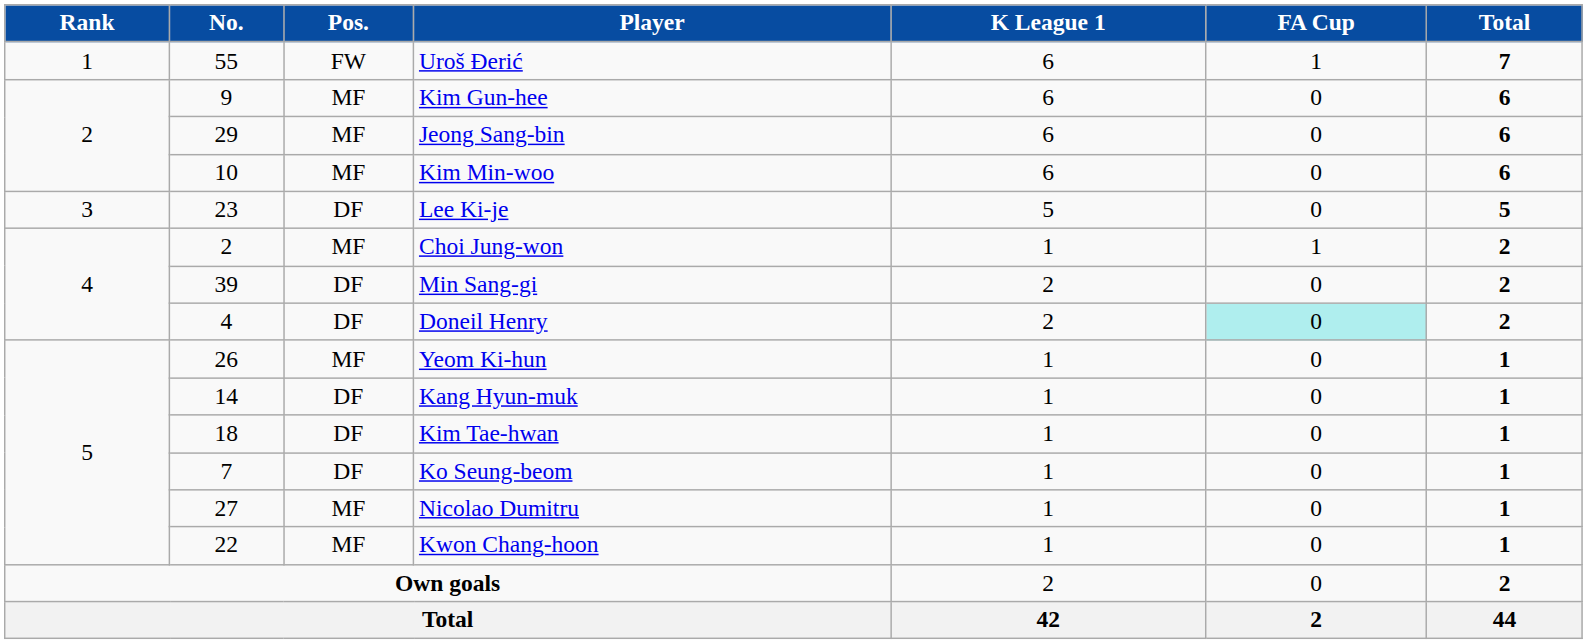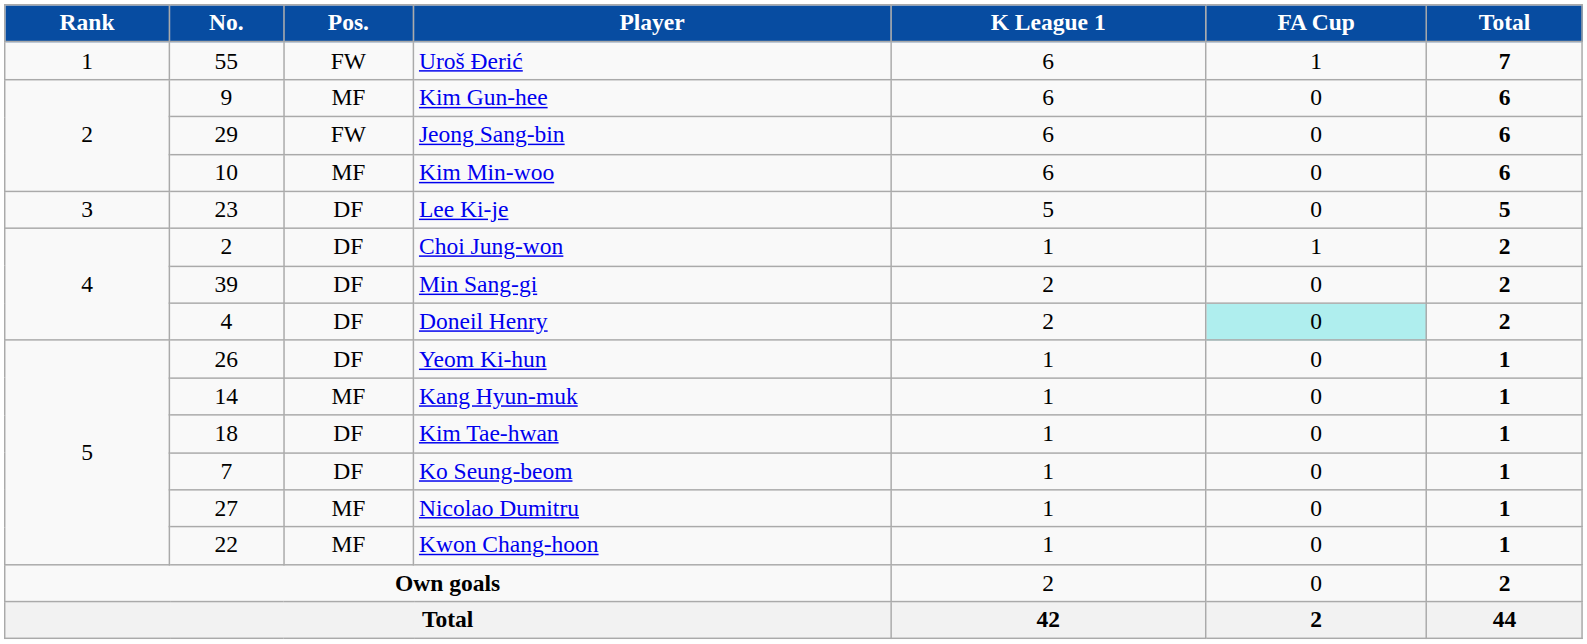(348, 135) MF -> (348, 135) FW
(348, 246) MF -> (348, 246) DF
(348, 358) MF -> (348, 358) DF
(348, 396) DF -> (348, 396) MF
